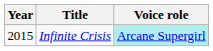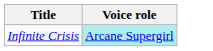- column: (20, 14)
